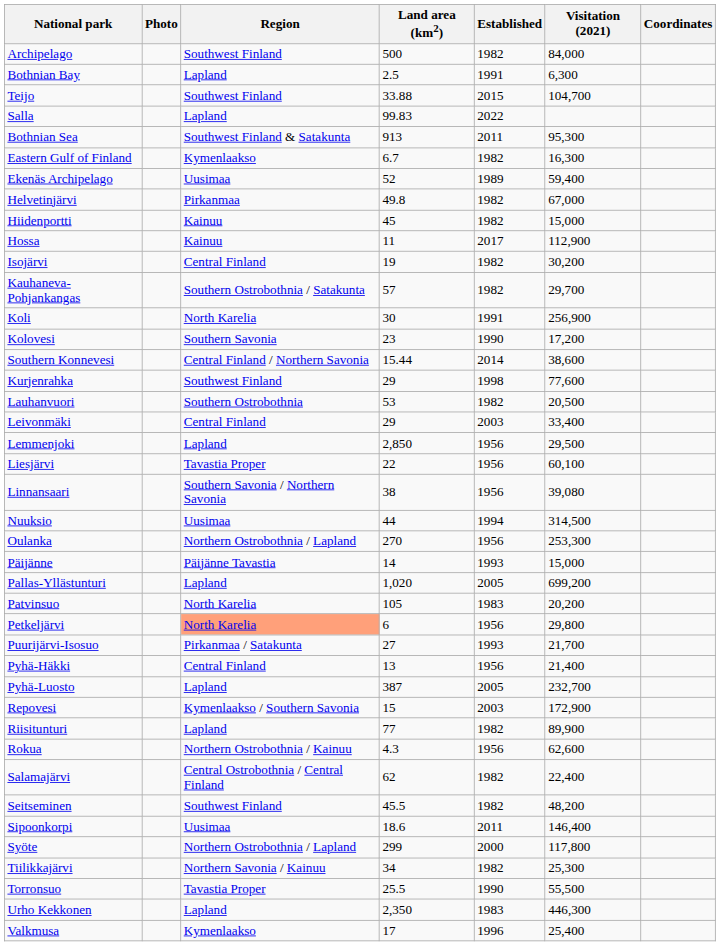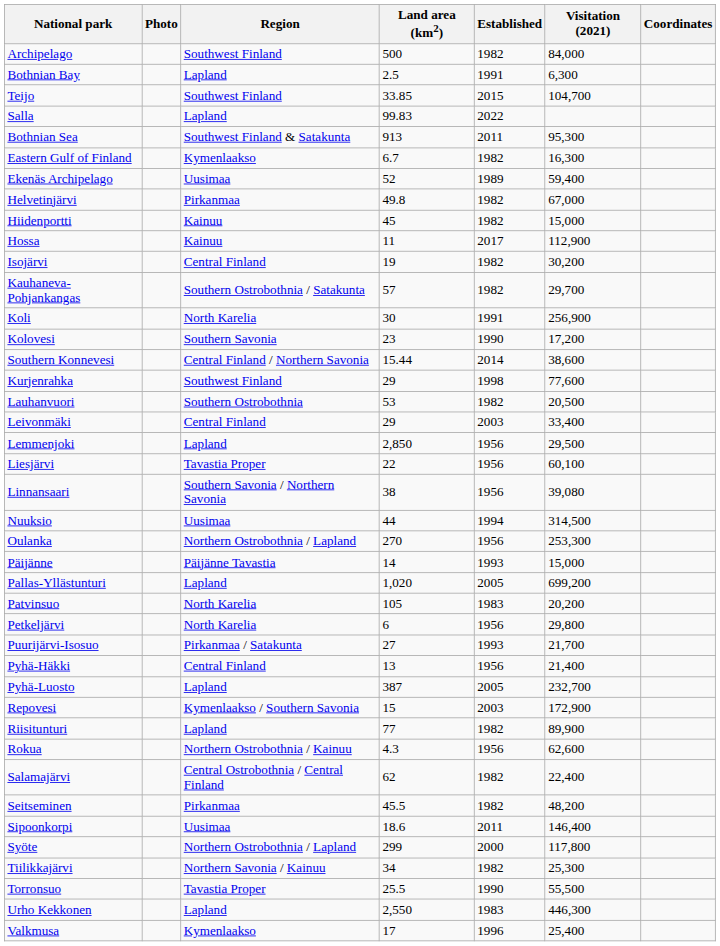(397, 95) 33.88 -> (397, 95) 33.85
(220, 624) lightsalmon background -> (220, 624) no background
(233, 805) Southwest Finland -> (212, 805) Pirkanmaa
(397, 909) 2,350 -> (397, 909) 2,550
